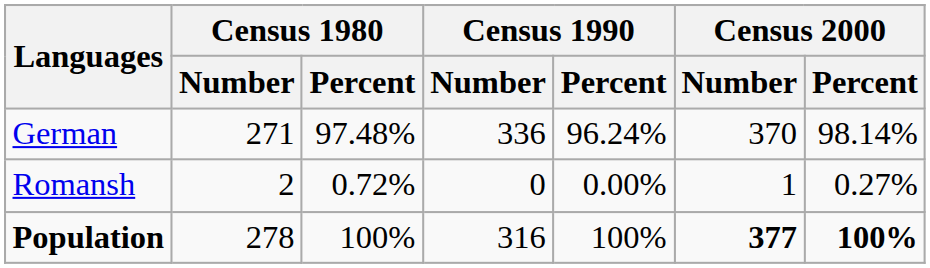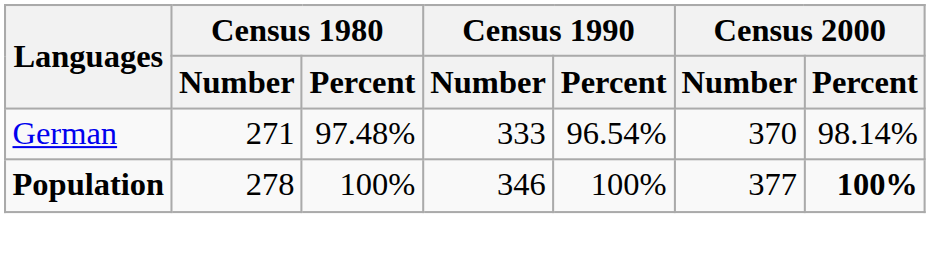(521, 133) 336 -> (521, 133) 333
(617, 133) 96.24% -> (617, 133) 96.54%
- row: (74, 184)
(521, 236) 316 -> (521, 184) 346
(773, 236) bold -> (773, 184) normal
